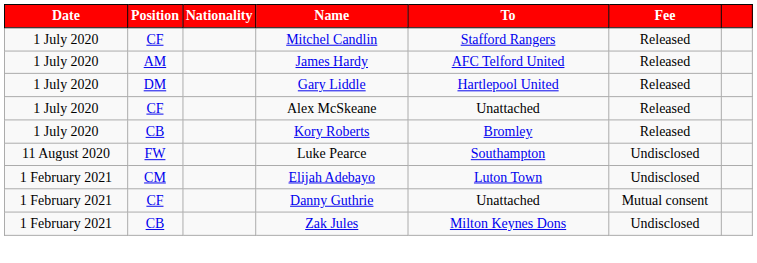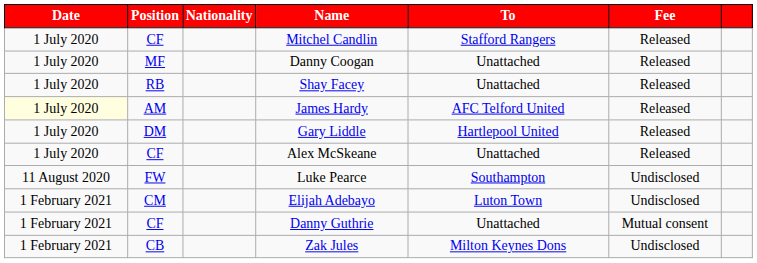+ row: (332, 62)
+ row: (332, 85)
(66, 62) no background -> (66, 108) lightyellow background
- row: (332, 131)
